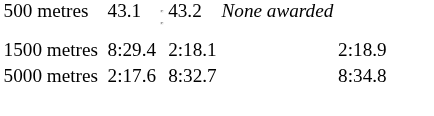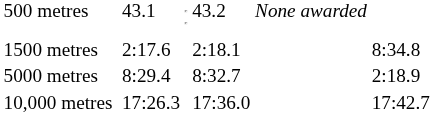(132, 49) 8:29.4 -> (146, 49) 2:17.6
(362, 49) 2:18.9 -> (396, 49) 8:34.8
(132, 76) 2:17.6 -> (146, 76) 8:29.4
(362, 76) 8:34.8 -> (396, 76) 2:18.9
+ row: (58, 102)
